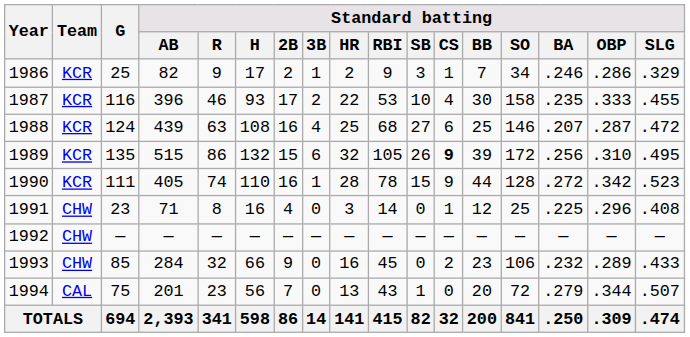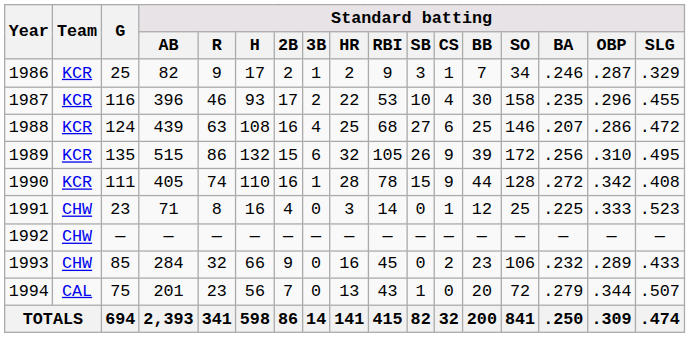(612, 73) .286 -> (612, 73) .287
(612, 100) .333 -> (612, 100) .296
(612, 128) .287 -> (612, 128) .286
(449, 155) bold -> (449, 155) normal
(660, 182) .523 -> (660, 182) .408
(612, 210) .296 -> (612, 210) .333
(660, 210) .408 -> (660, 210) .523
